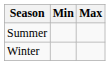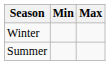rows swapped: (23, 51) <-> (27, 32)
